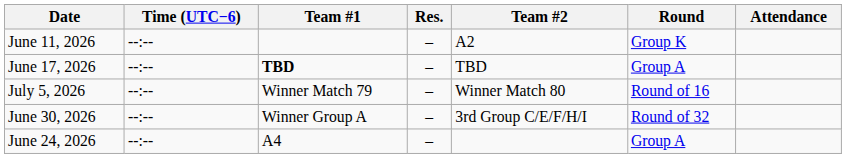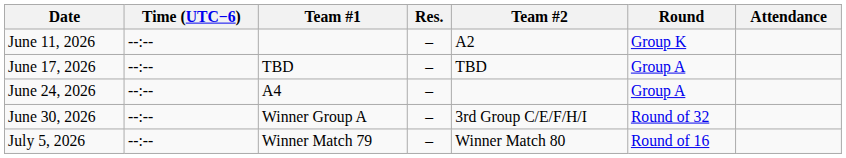(278, 66) bold -> (278, 66) normal
rows swapped: (52, 141) <-> (47, 91)
